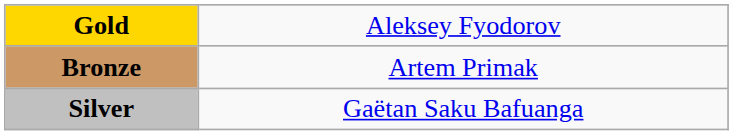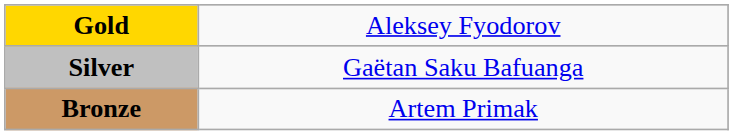rows swapped: (101, 108) <-> (101, 66)
